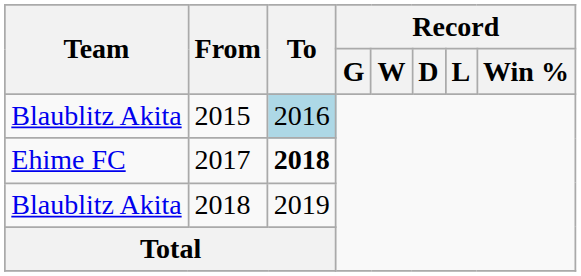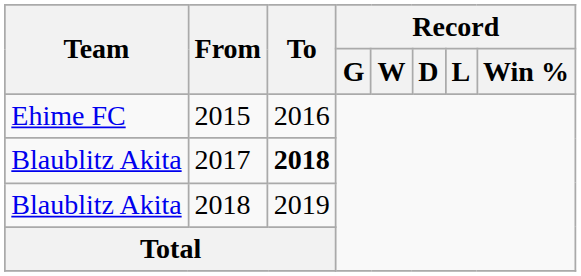(96, 115) Blaublitz Akita -> (69, 115) Ehime FC
(302, 115) lightblue background -> (302, 115) no background
(69, 159) Ehime FC -> (96, 159) Blaublitz Akita
